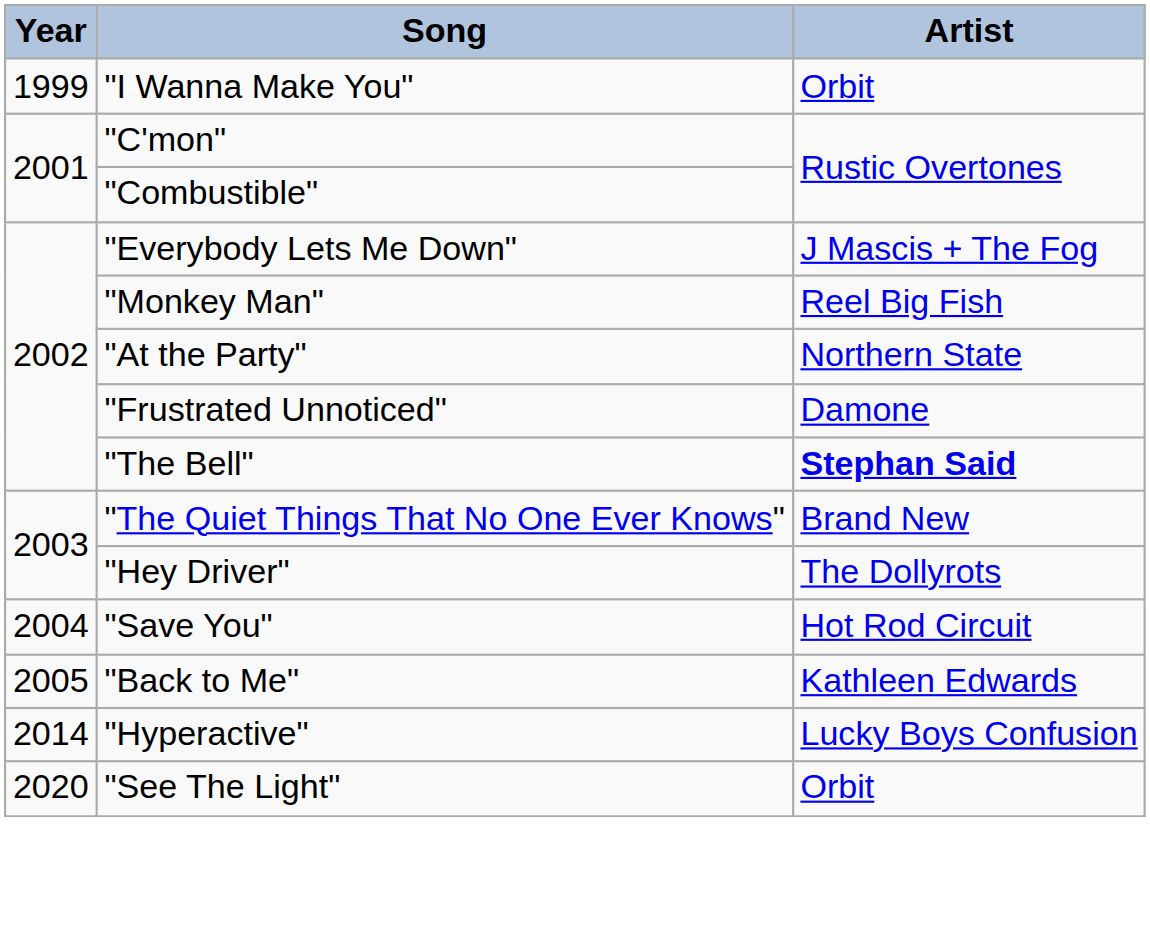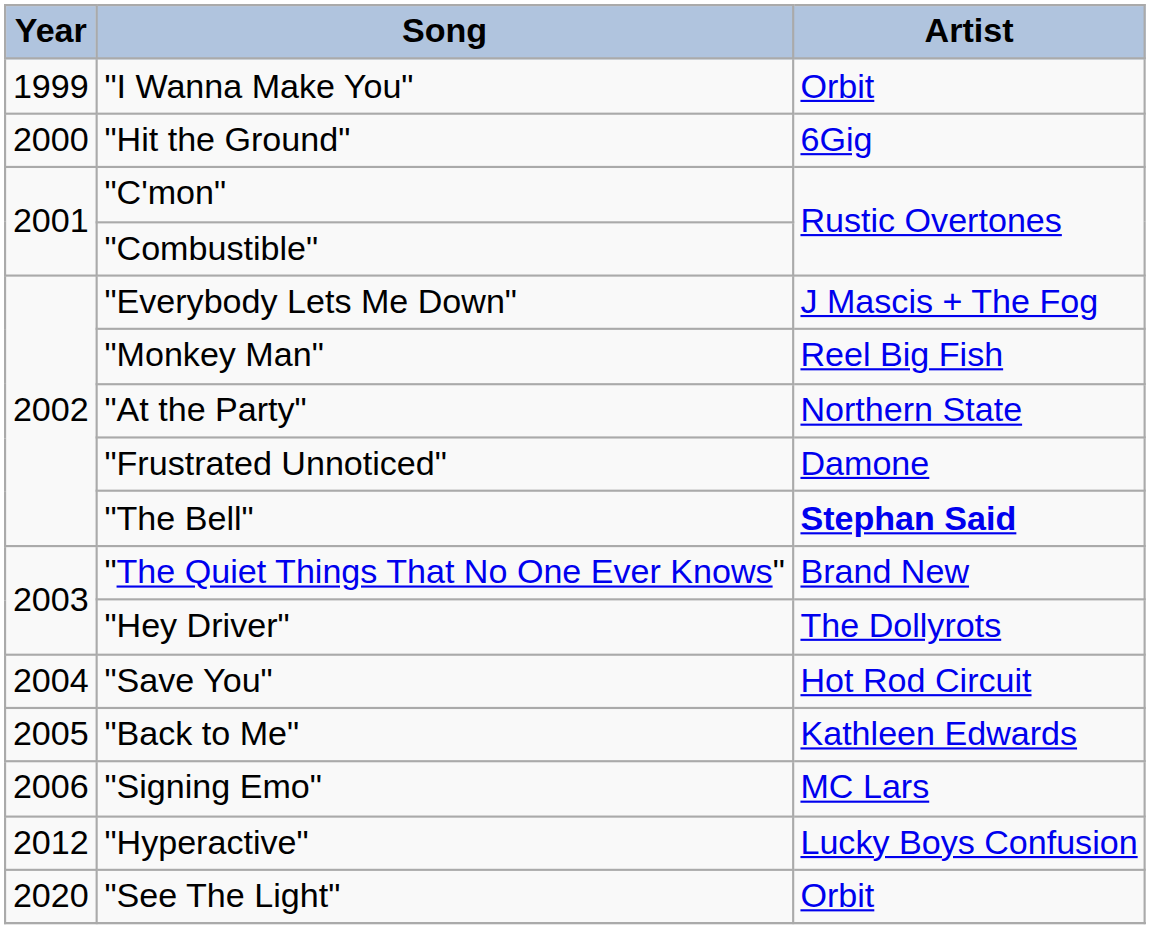+ row: (227, 139)
+ row: (213, 788)
(51, 734) 2014 -> (51, 842) 2012
